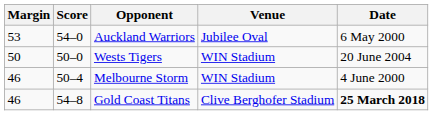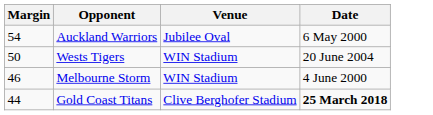- column: (72, 15)
(14, 36) 53 -> (14, 36) 54
(14, 99) 46 -> (14, 99) 44
